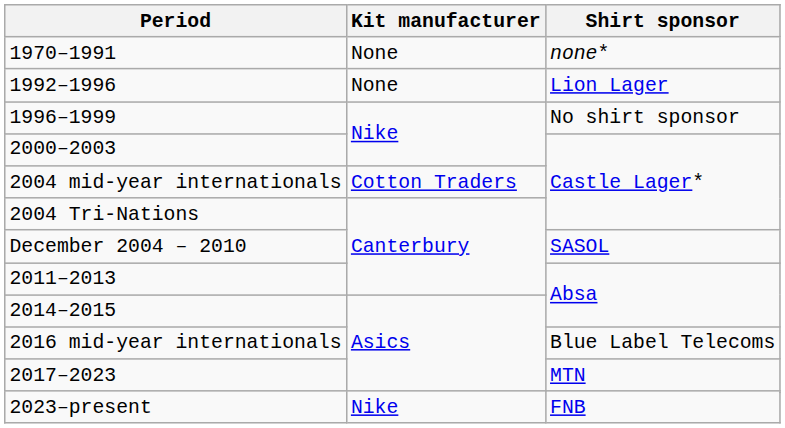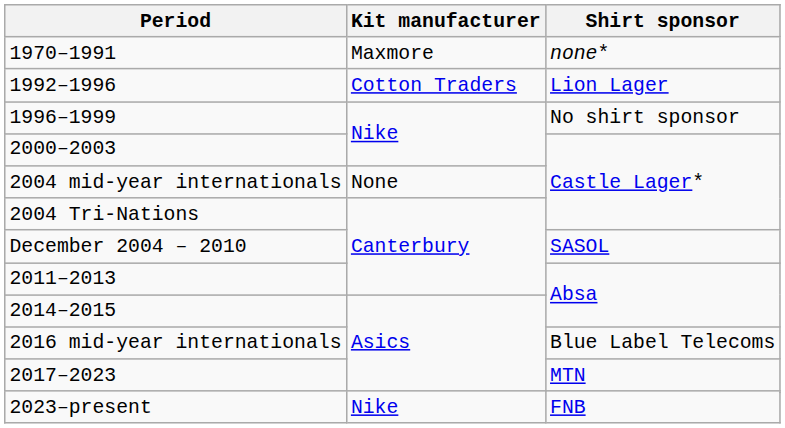(375, 53) None -> (392, 53) Maxmore
(375, 85) None -> (434, 85) Cotton Traders
(434, 182) Cotton Traders -> (375, 182) None
